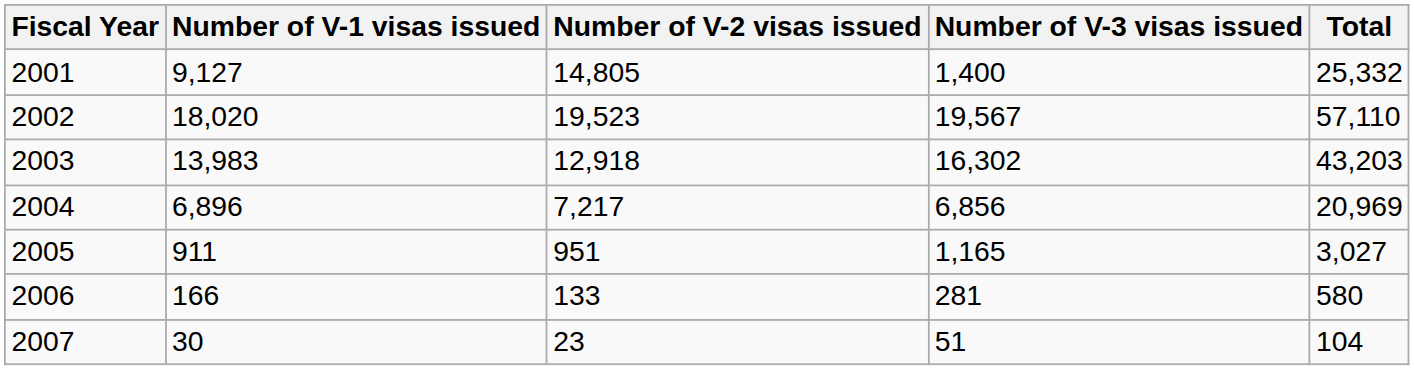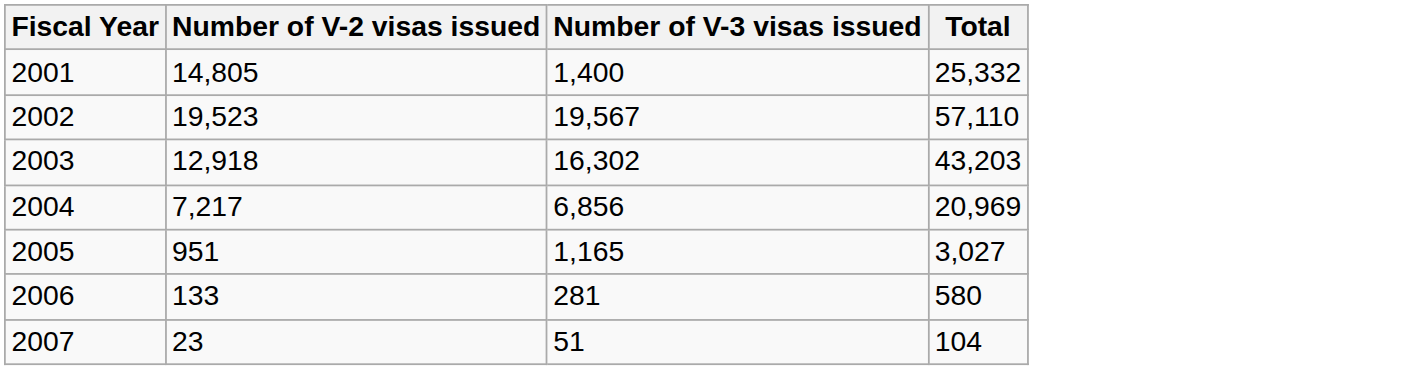- column: (356, 26)
